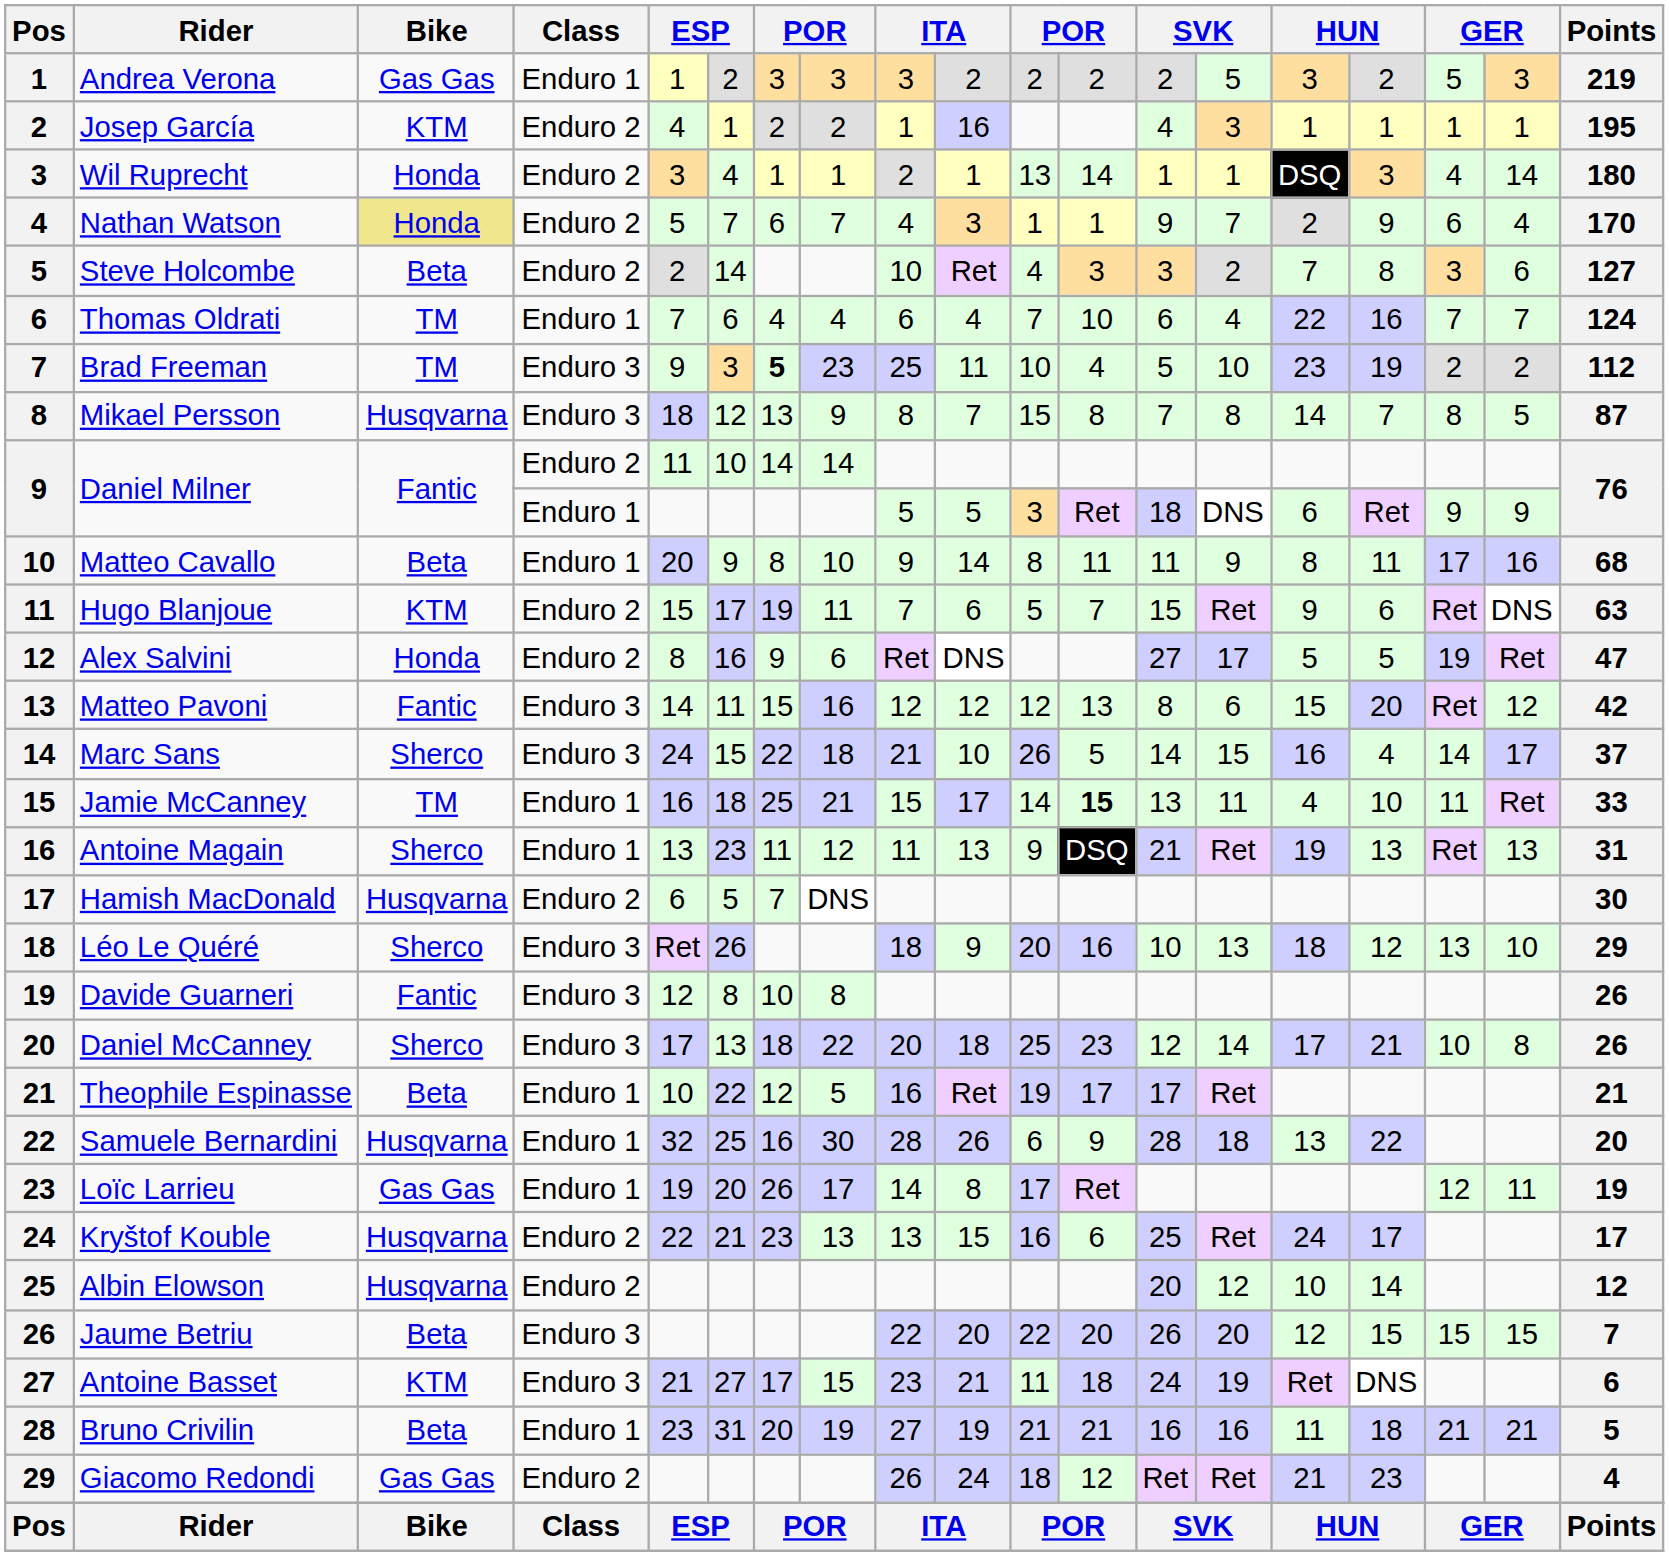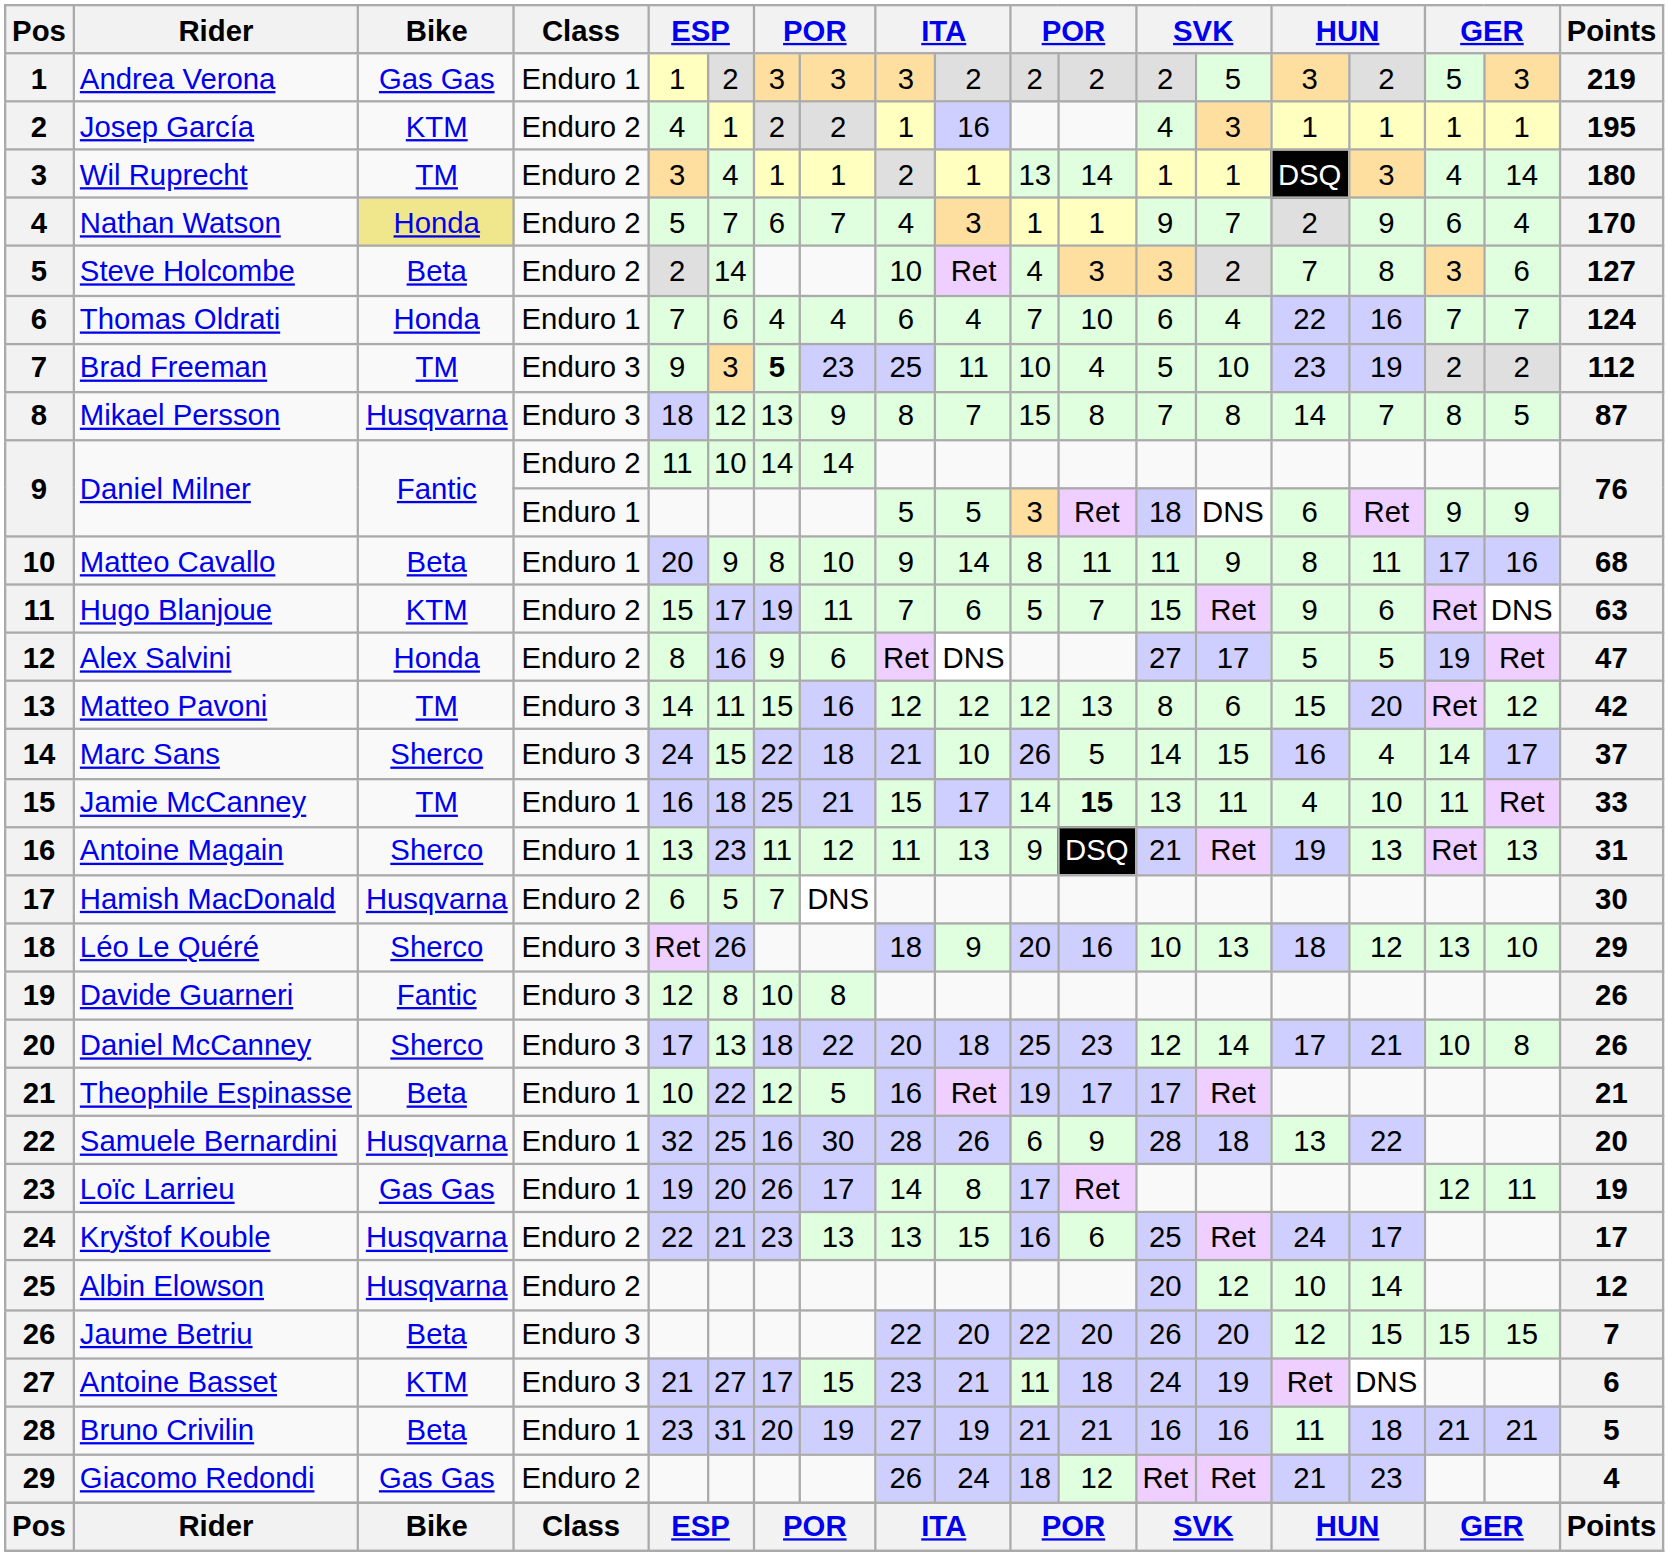(437, 174) Honda -> (437, 174) TM
(437, 319) TM -> (437, 319) Honda
(437, 705) Fantic -> (437, 705) TM
